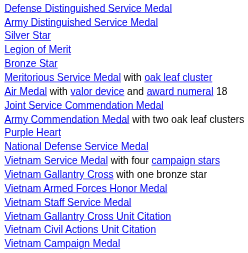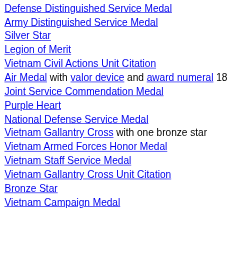rows swapped: (31, 64) <-> (80, 230)
- row: (108, 78)
- row: (124, 119)
- row: (112, 161)
